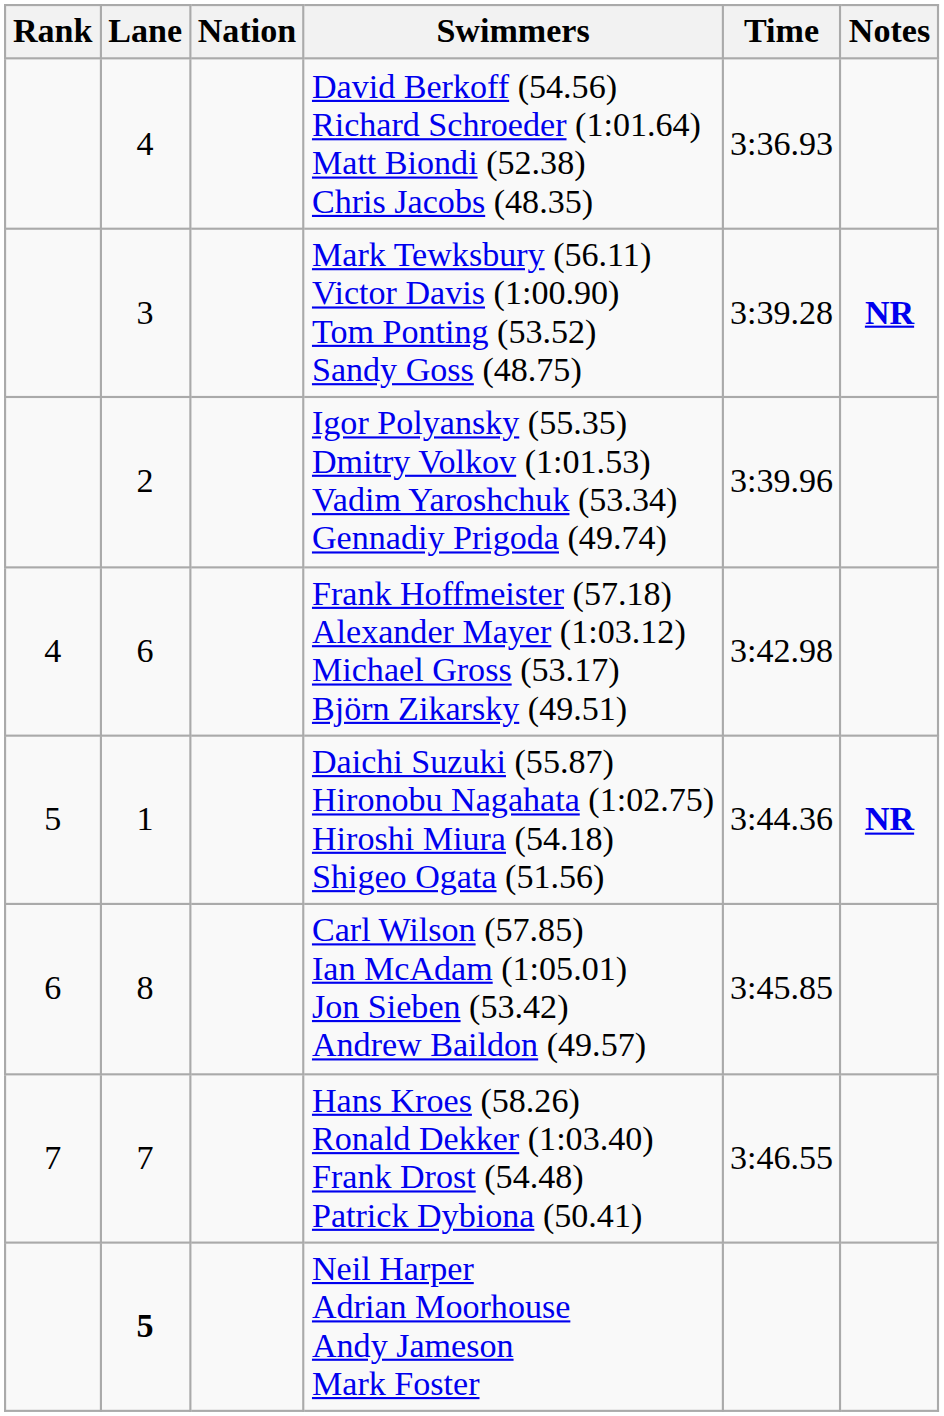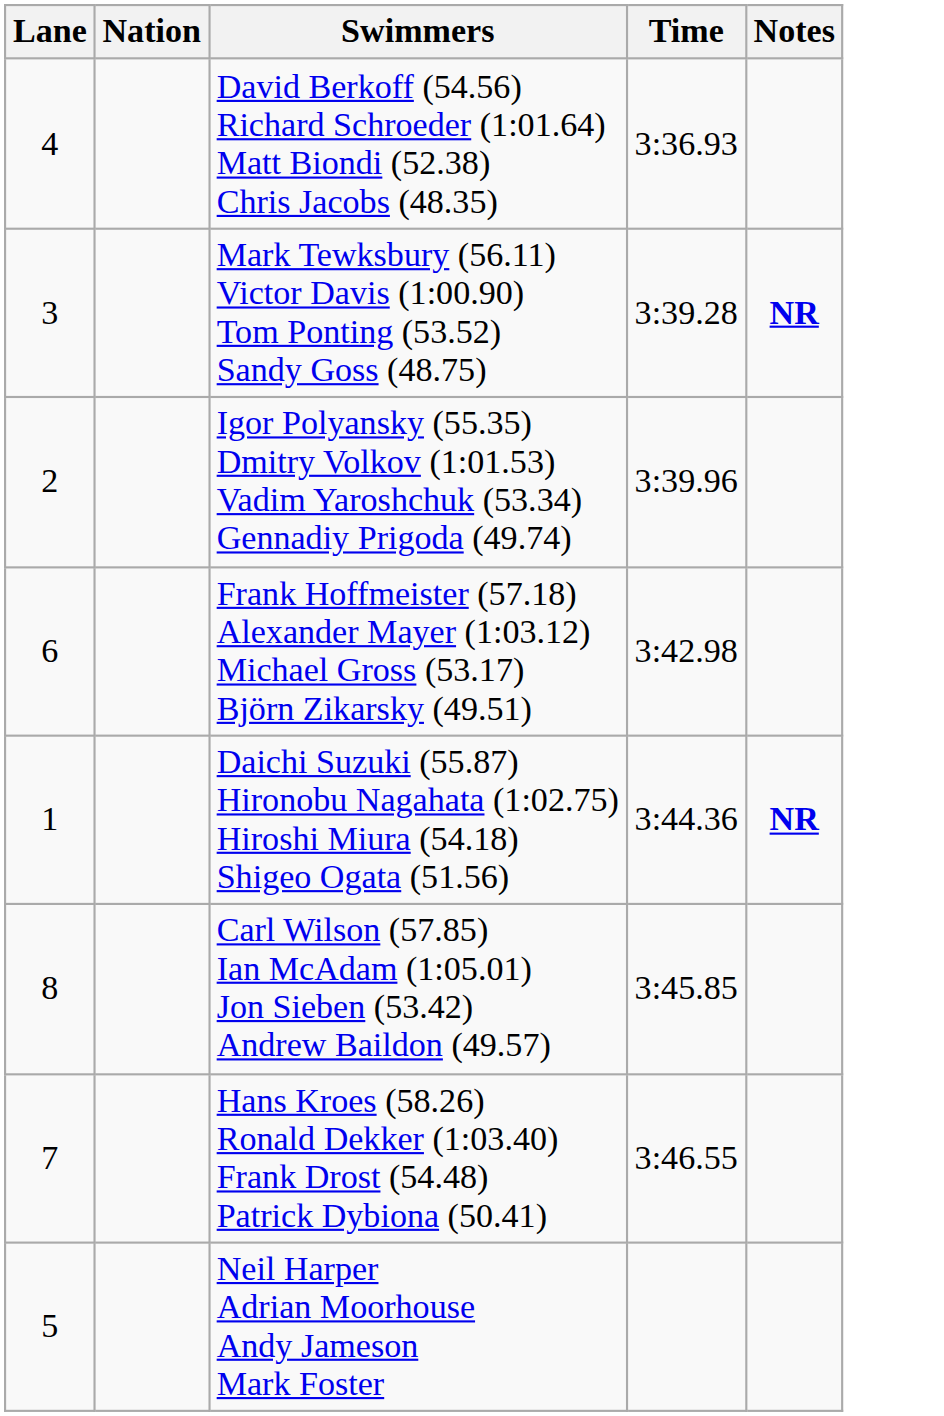- column: (53, 31)
(145, 1326) bold -> (50, 1326) normal
